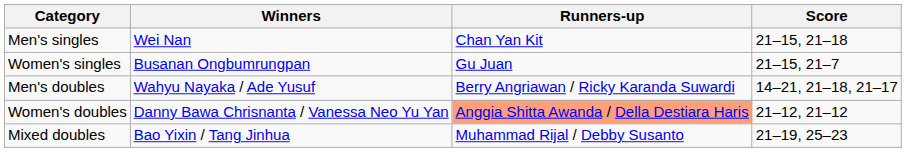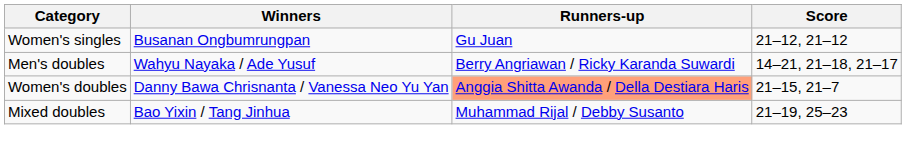- row: (53, 40)
(797, 64) 21–15, 21–7 -> (802, 40) 21–12, 21–12
(802, 111) 21–12, 21–12 -> (797, 87) 21–15, 21–7
